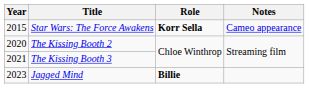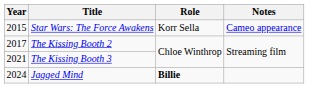(180, 28) bold -> (179, 28) normal
(17, 43) 2020 -> (17, 43) 2017
(17, 75) 2023 -> (17, 75) 2024
